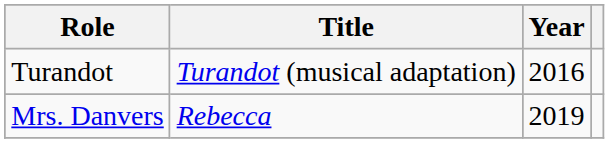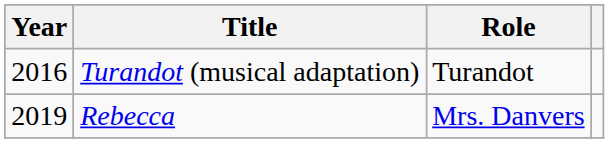columns swapped: (557, 26) <-> (88, 26)
